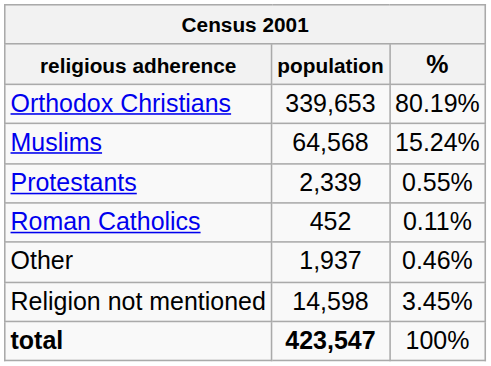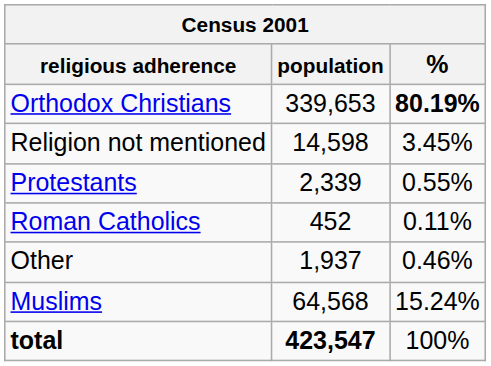(437, 103) normal -> (437, 103) bold
rows swapped: (56, 143) <-> (138, 301)
